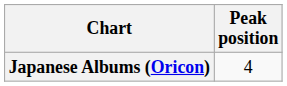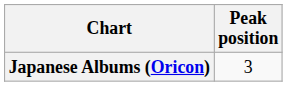(248, 66) 4 -> (248, 66) 3
